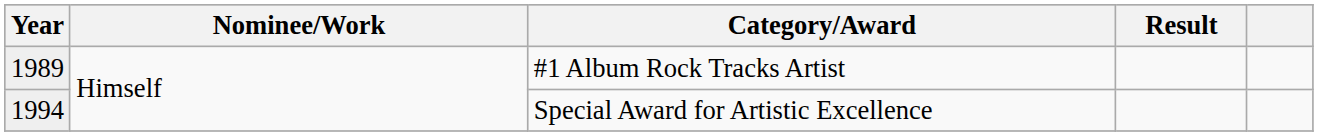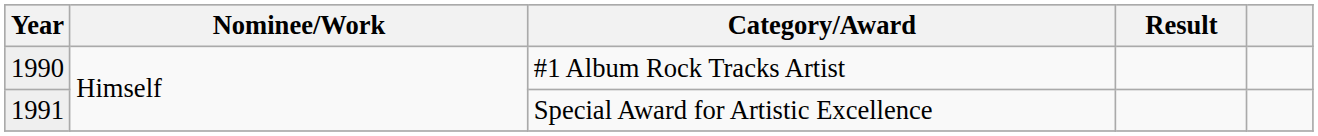(38, 67) 1989 -> (38, 67) 1990
(38, 109) 1994 -> (38, 109) 1991
